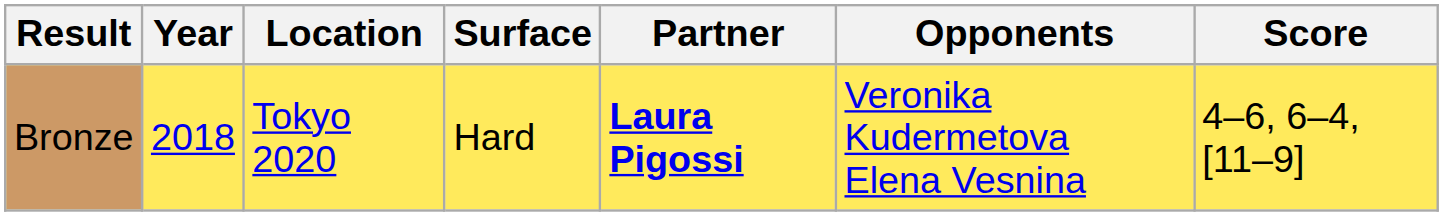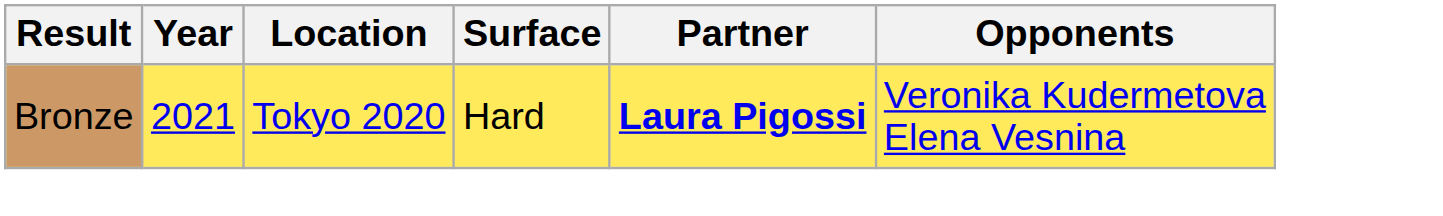- column: (1316, 34)
(193, 136) 2018 -> (193, 115) 2021
